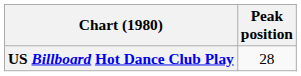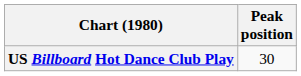(267, 58) 28 -> (267, 58) 30
